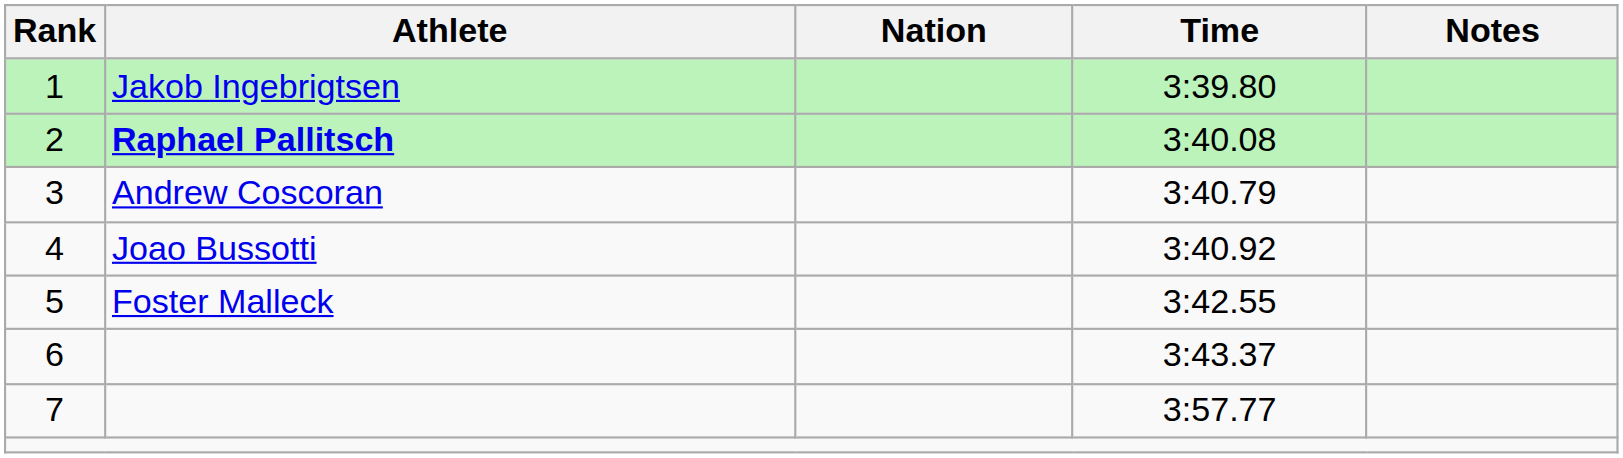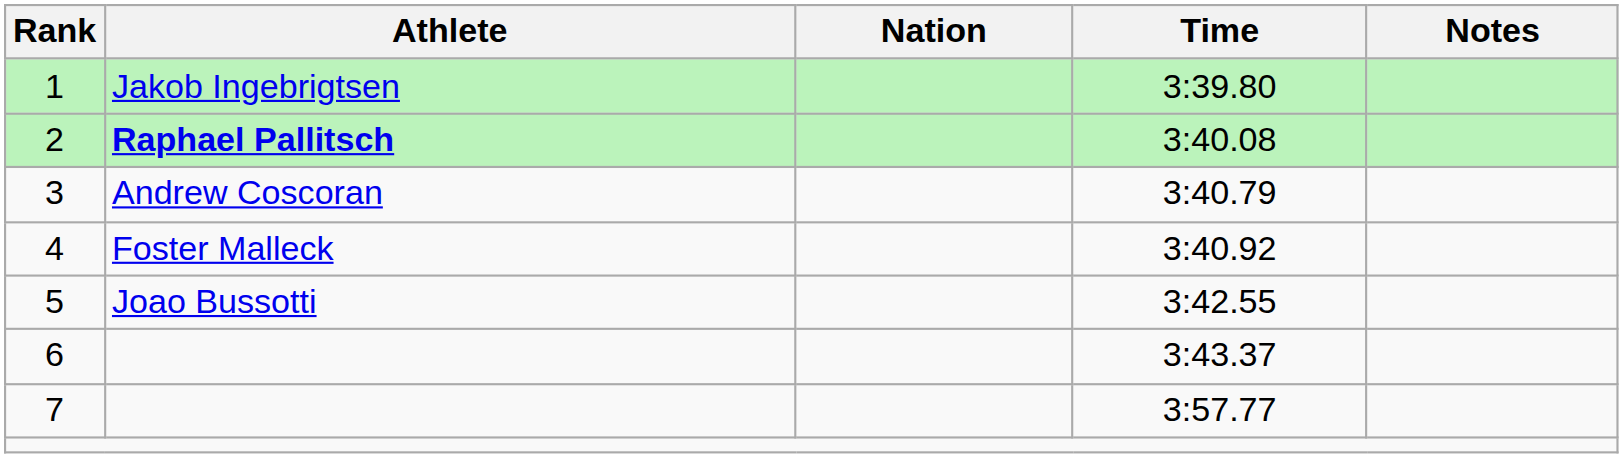(214, 247) Joao Bussotti -> (223, 247) Foster Malleck
(223, 301) Foster Malleck -> (214, 301) Joao Bussotti
